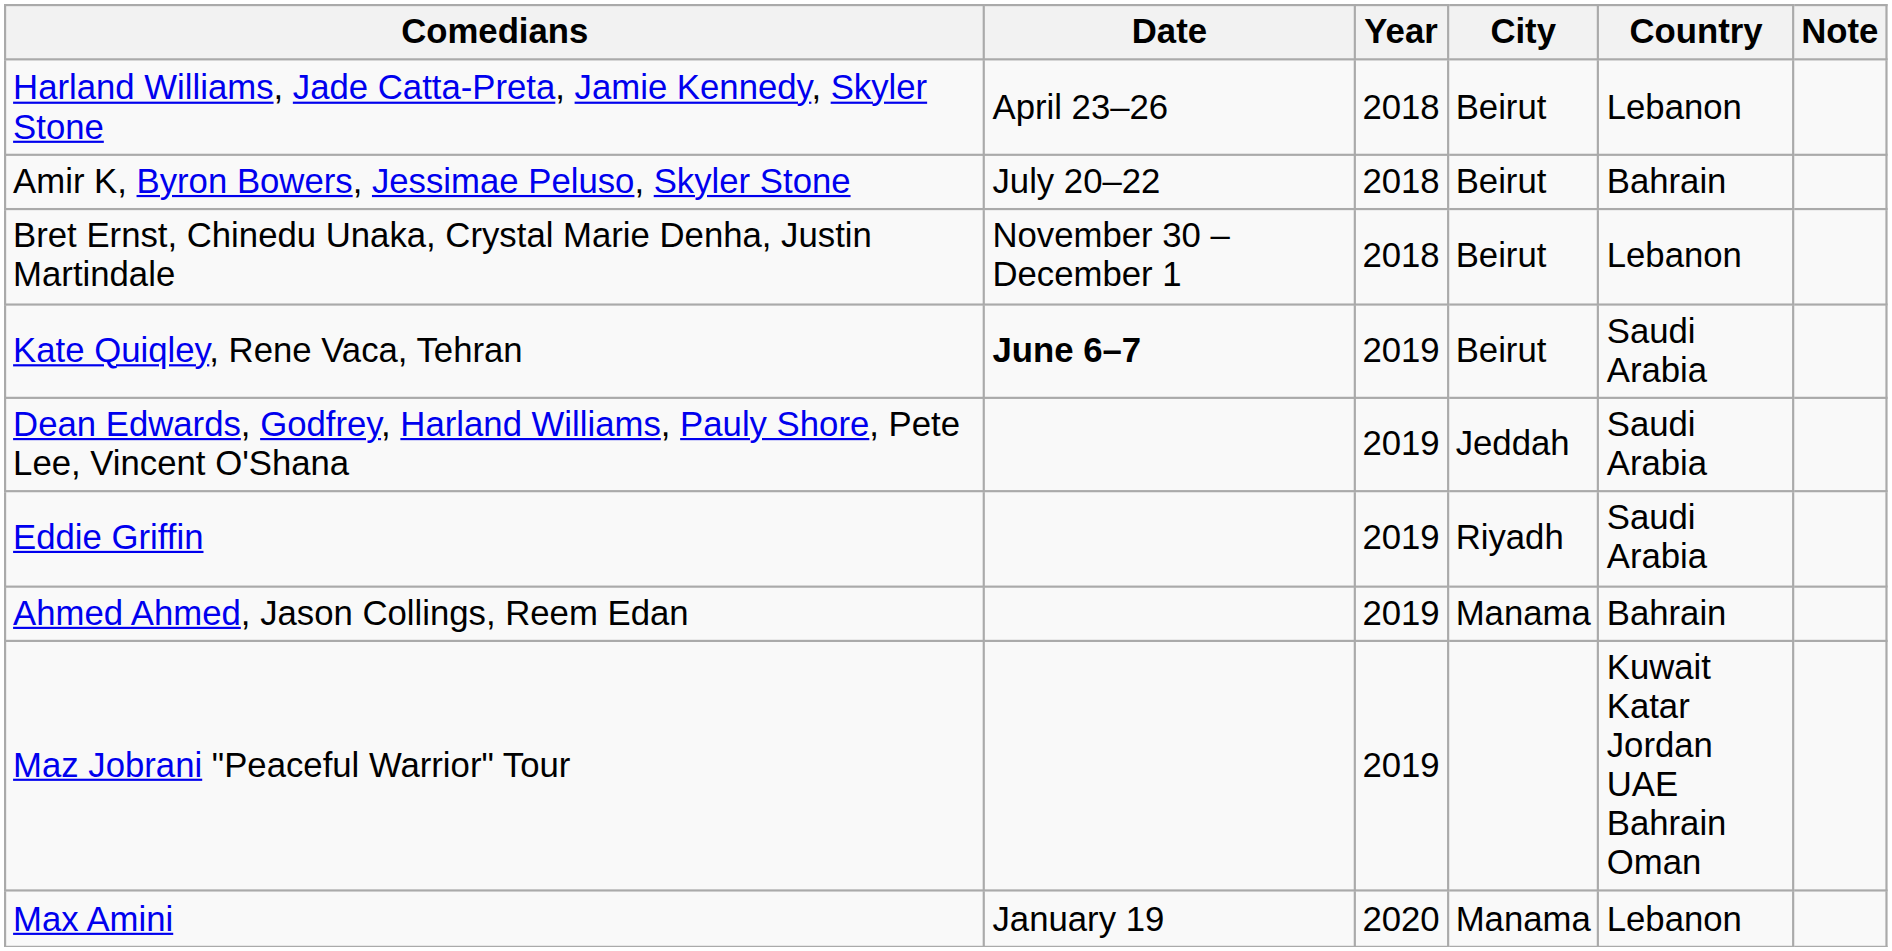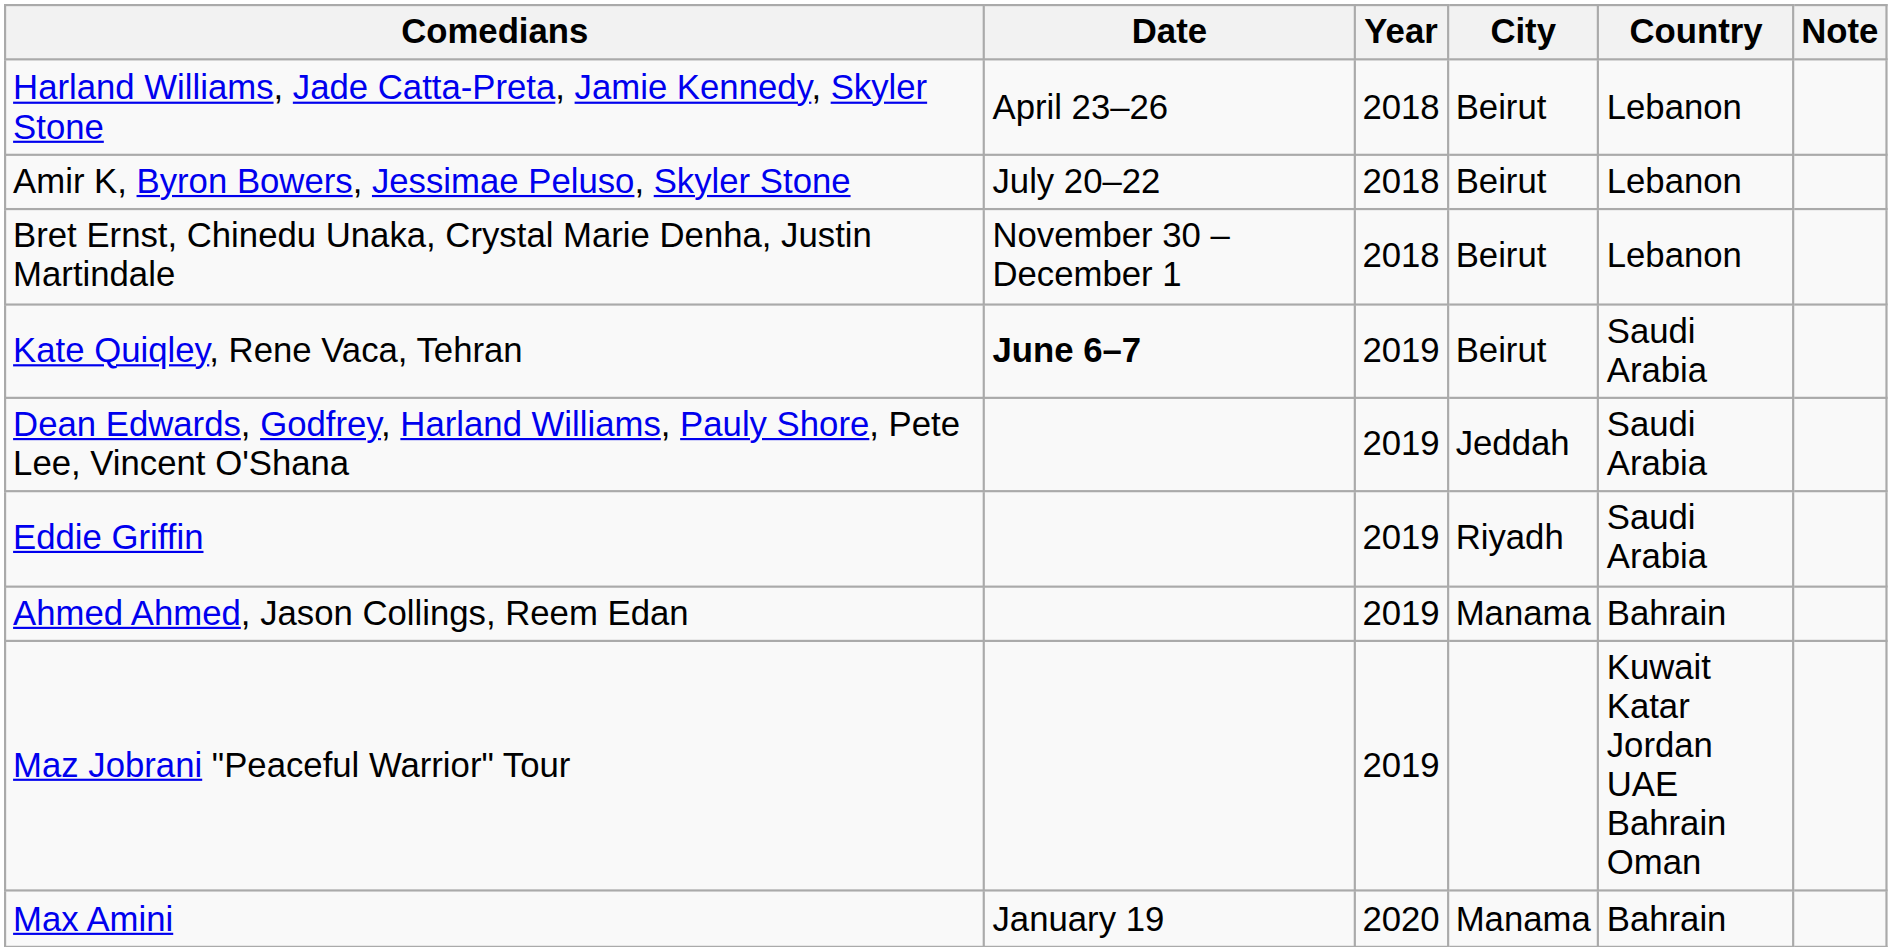(1667, 181) Bahrain -> (1674, 181) Lebanon
(1674, 918) Lebanon -> (1667, 918) Bahrain
